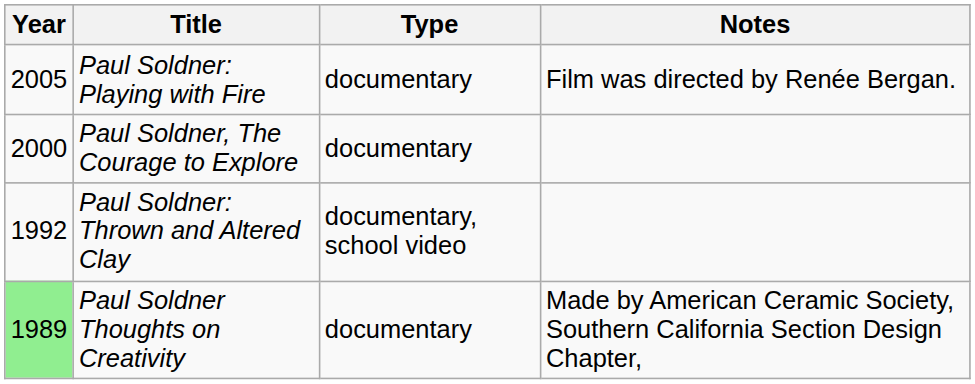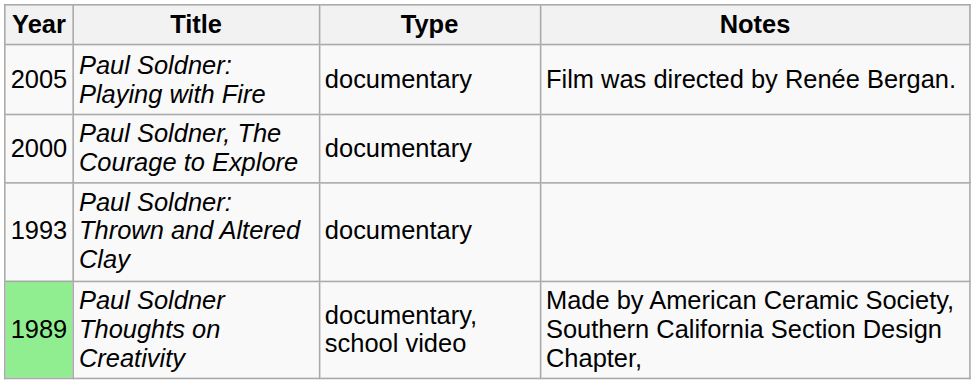(39, 231) 1992 -> (39, 231) 1993
(401, 231) documentary, school video -> (398, 231) documentary
(398, 329) documentary -> (401, 329) documentary, school video
